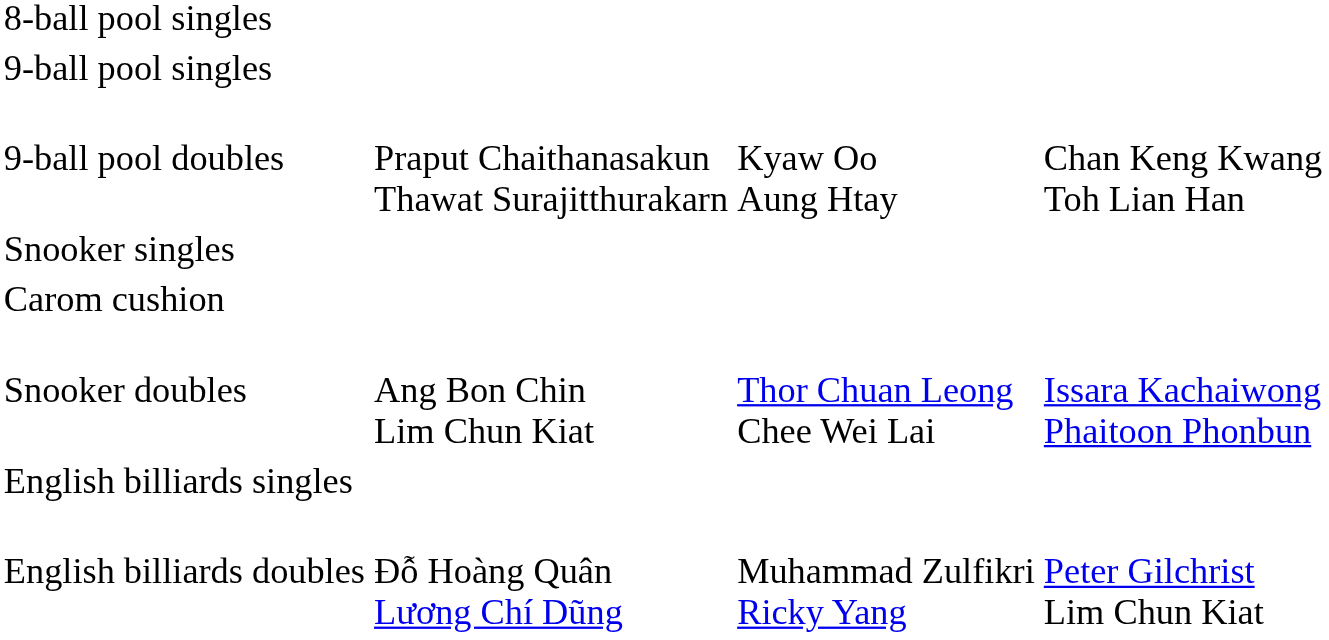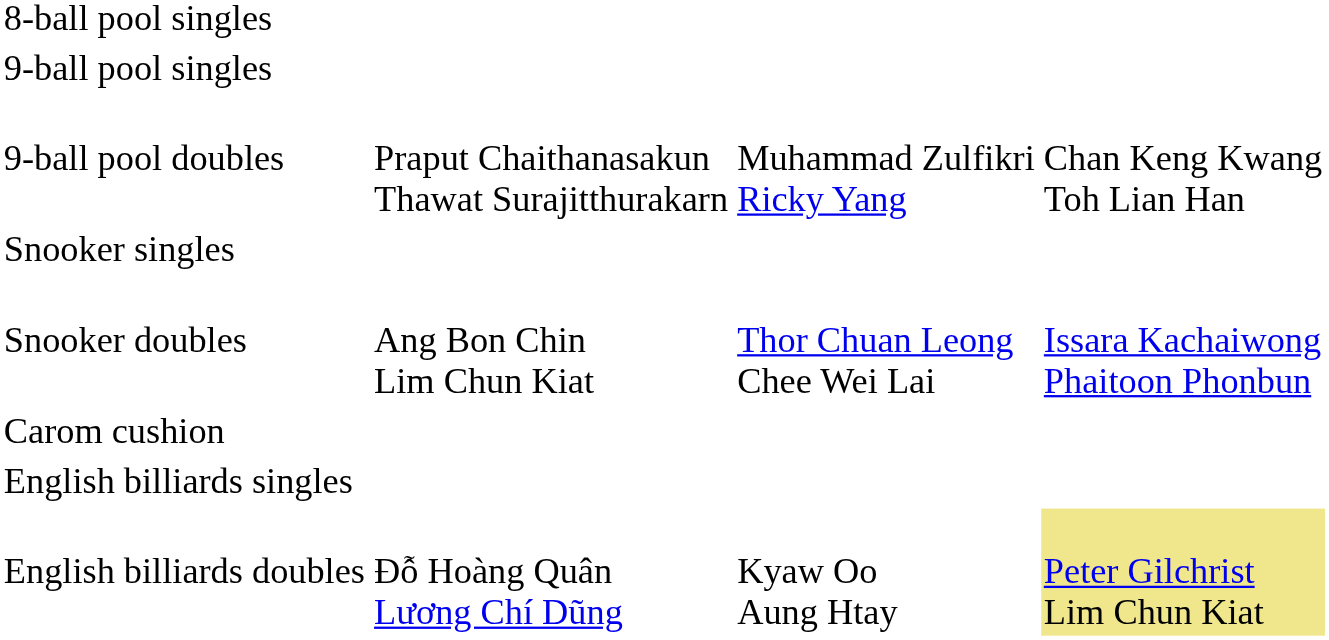(817, 178) Kyaw Oo Aung Htay -> (886, 178) Muhammad Zulfikri Ricky Yang
rows swapped: (125, 389) <-> (114, 299)
(886, 591) Muhammad Zulfikri Ricky Yang -> (817, 591) Kyaw Oo Aung Htay
(1154, 591) no background -> (1154, 591) khaki background
